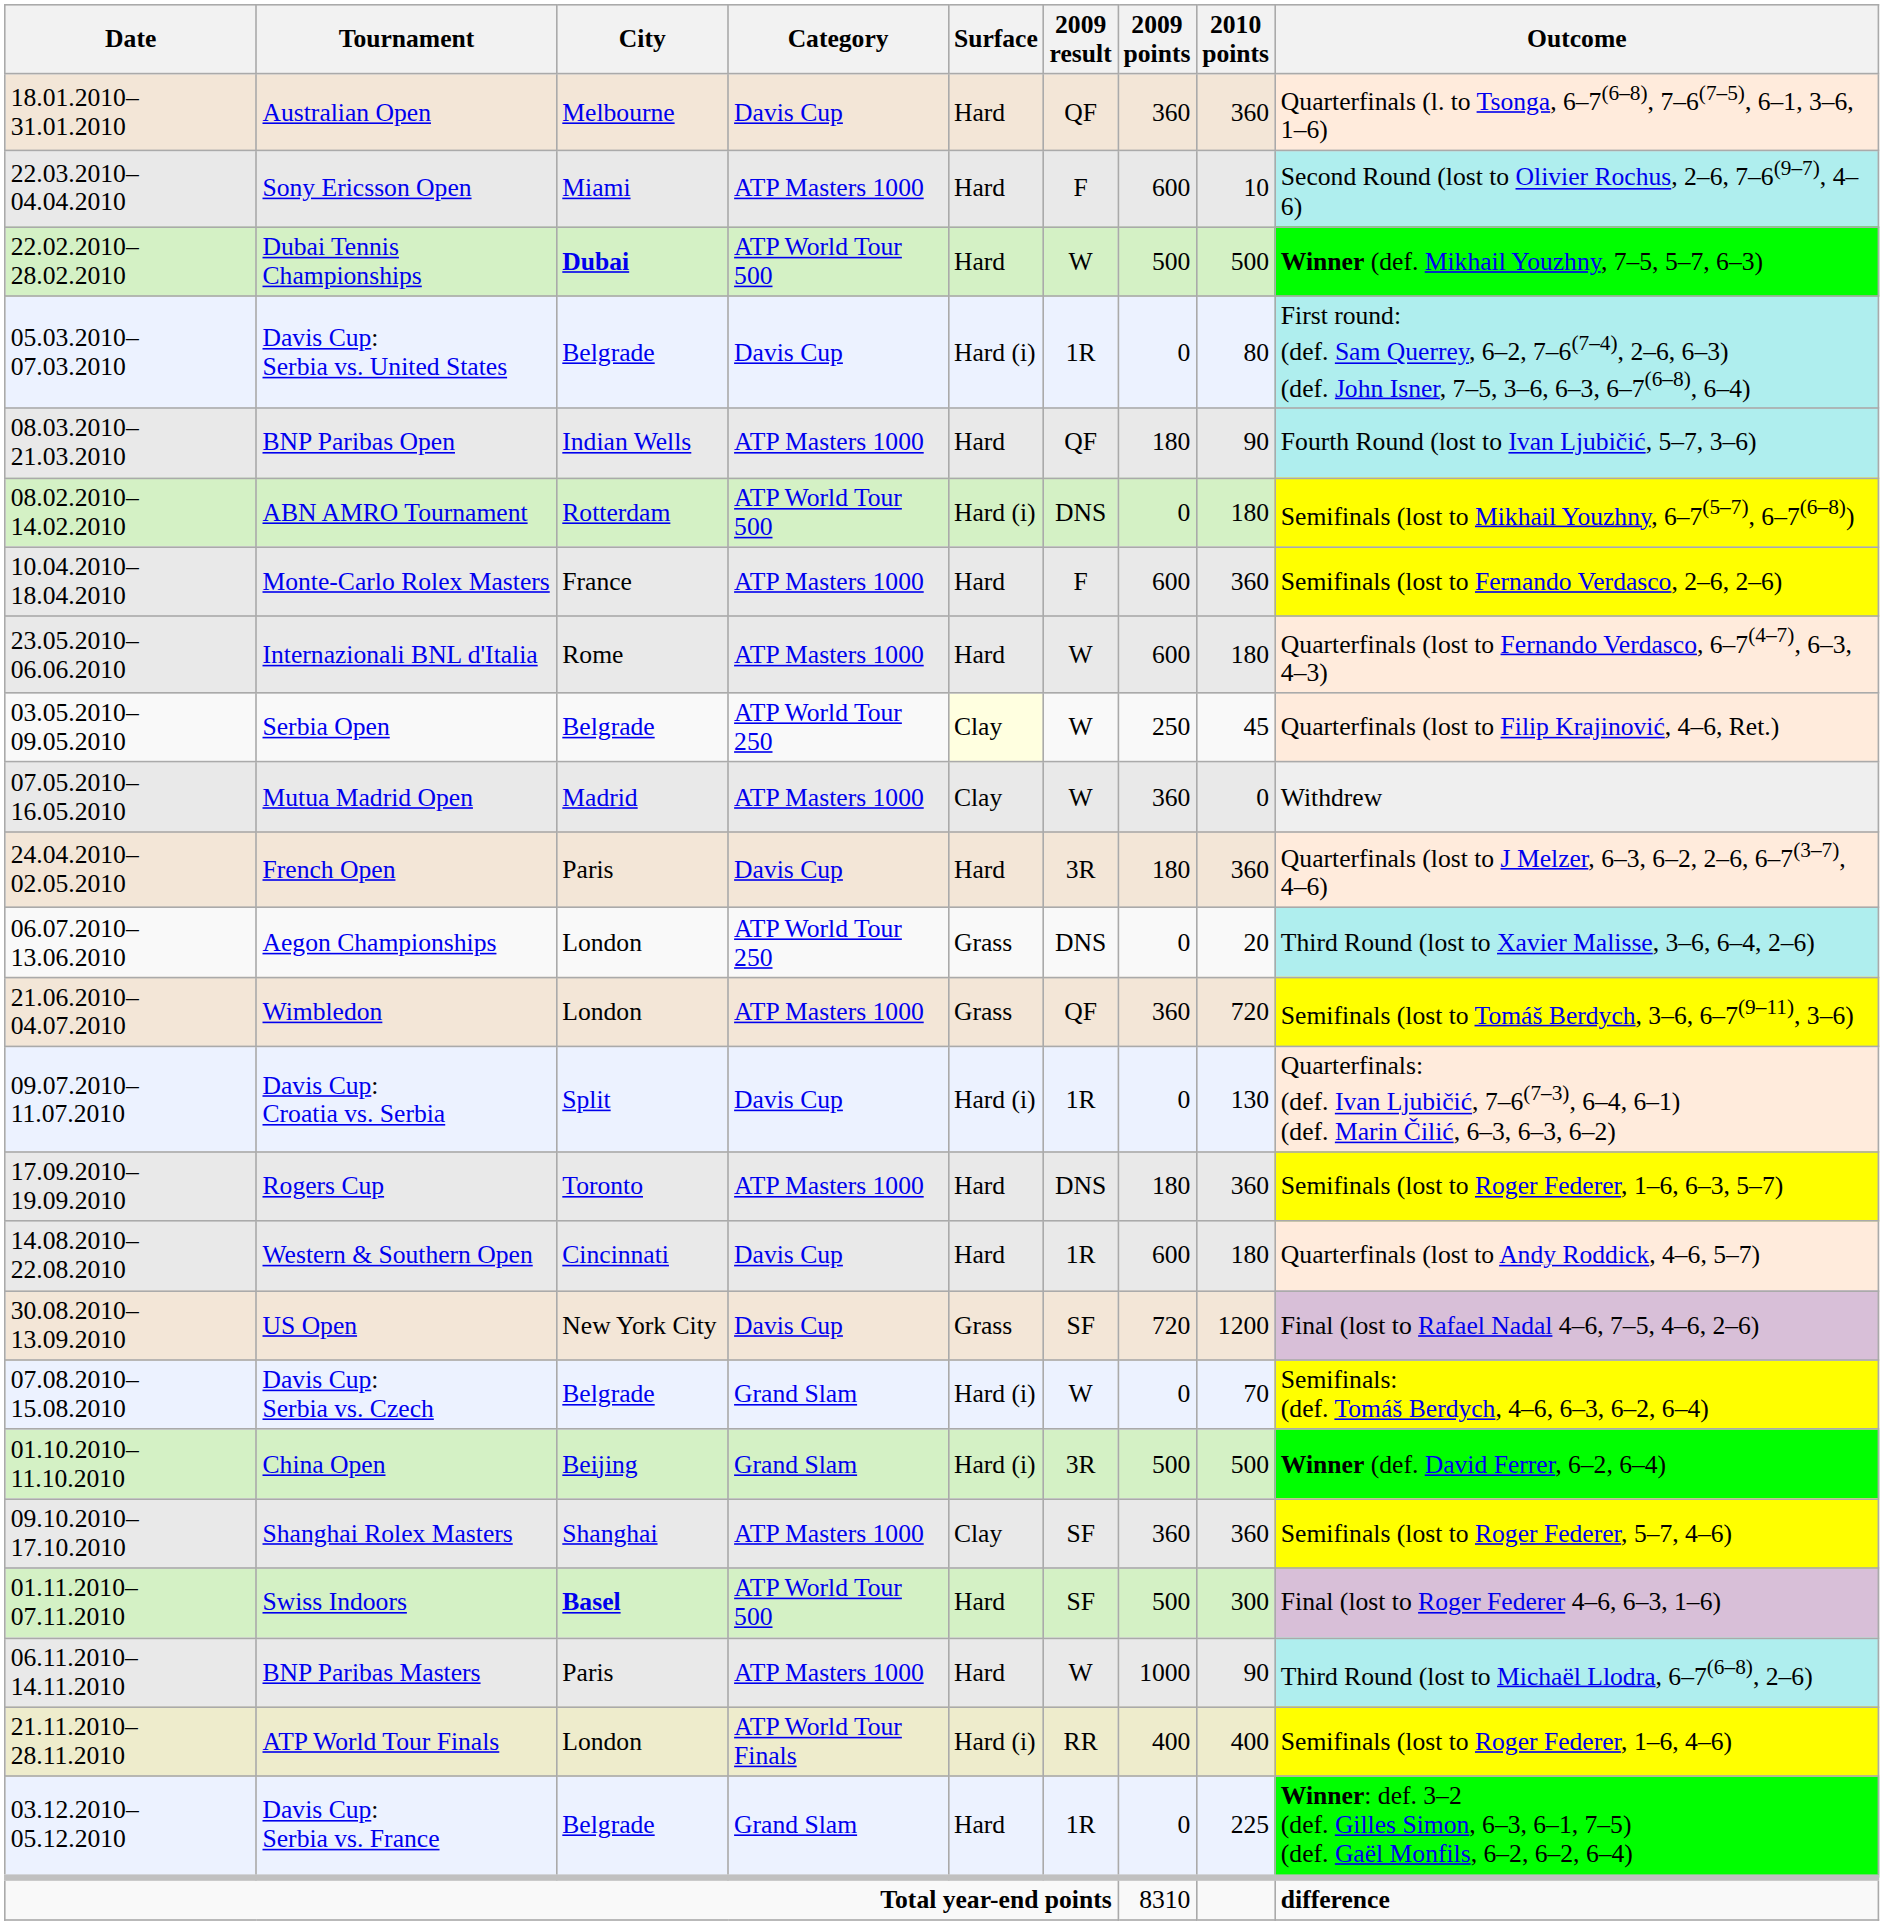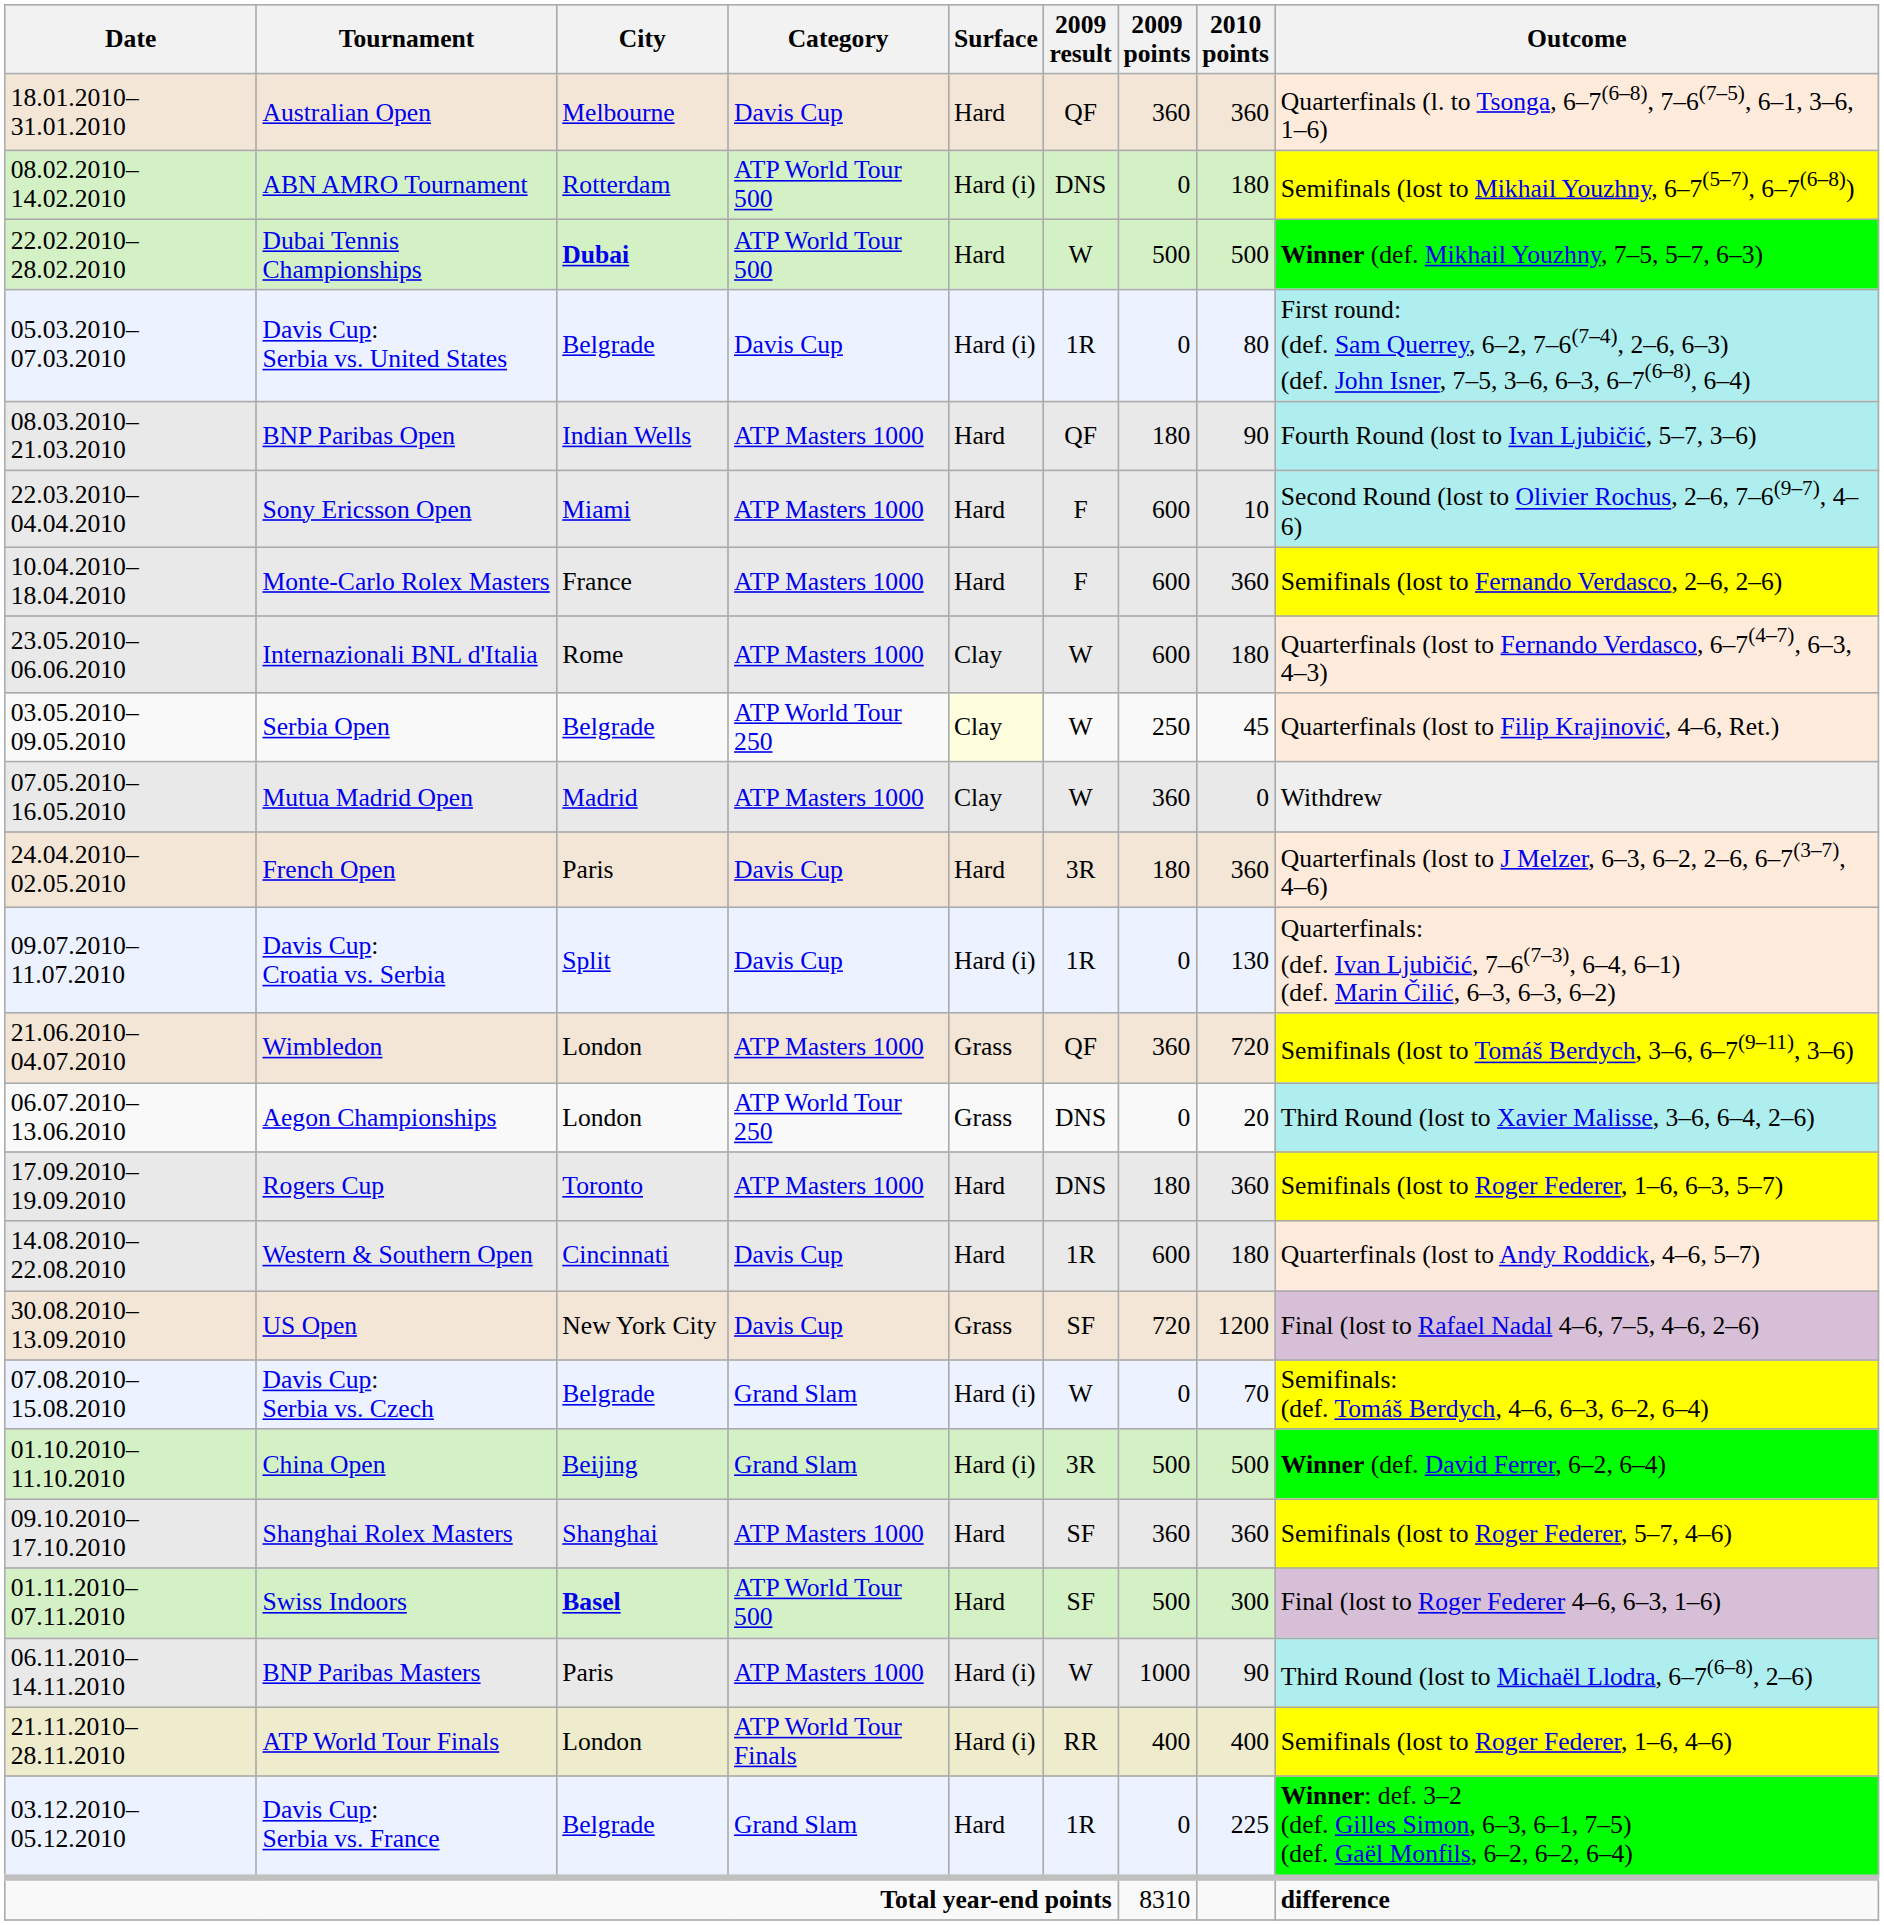rows swapped: (395, 512) <-> (367, 188)
(979, 654) Hard -> (978, 654) Clay
rows swapped: (379, 942) <-> (354, 1098)
(978, 1533) Clay -> (979, 1533) Hard
(979, 1672) Hard -> (995, 1672) Hard (i)
